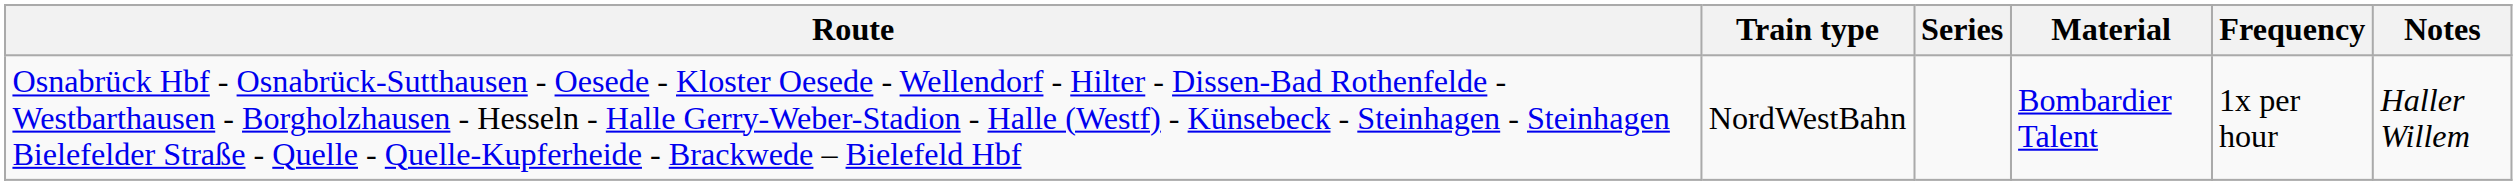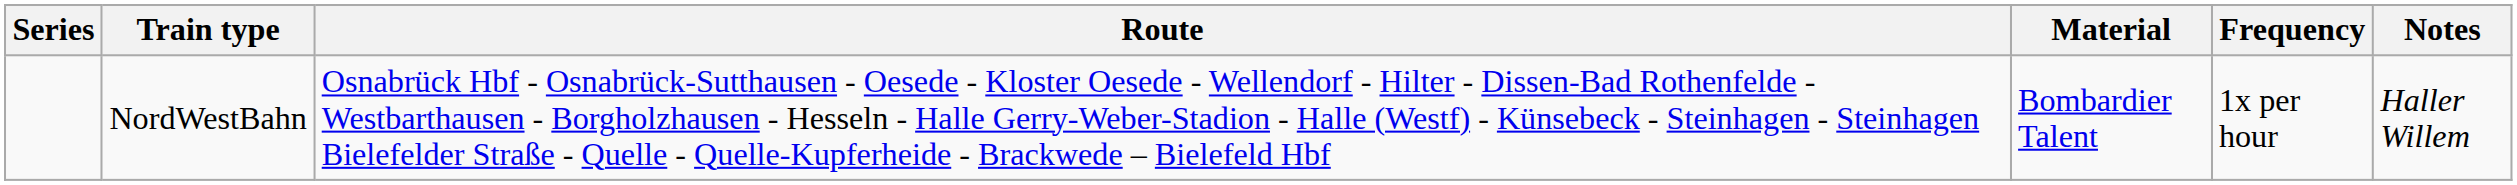columns swapped: (1962, 30) <-> (853, 30)
